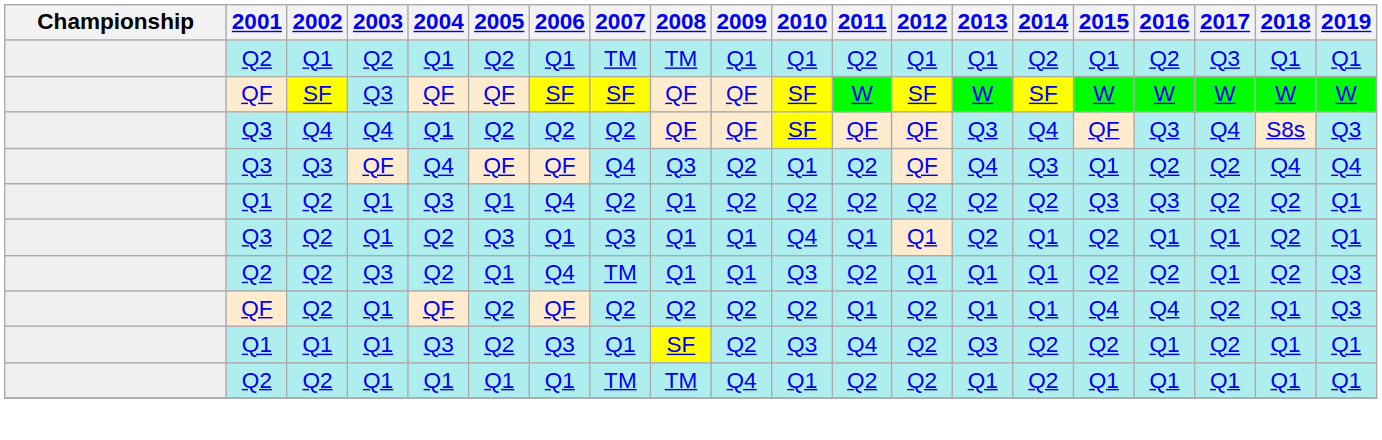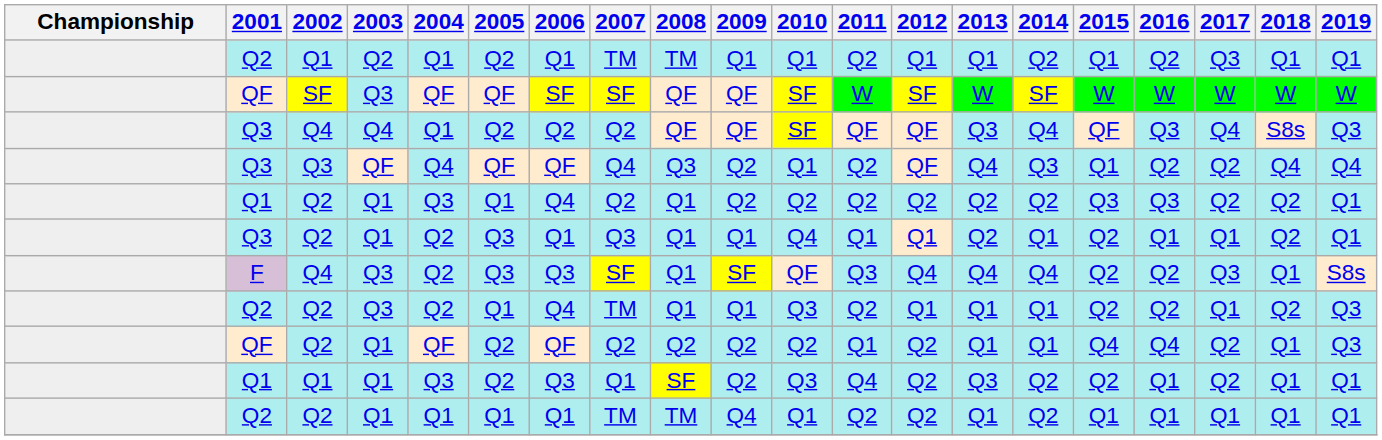+ row: (257, 272)
